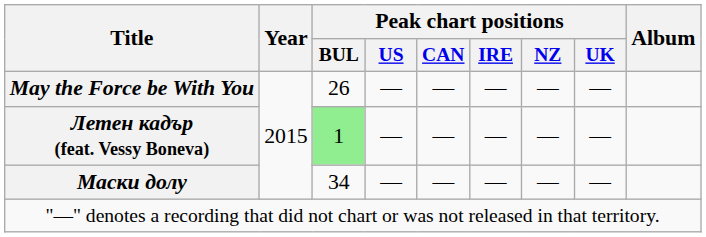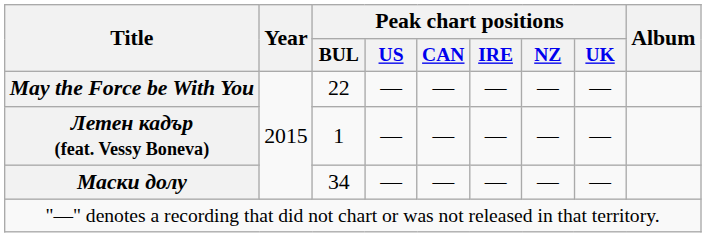(339, 88) 26 -> (339, 88) 22
(339, 135) lightgreen background -> (339, 135) no background
